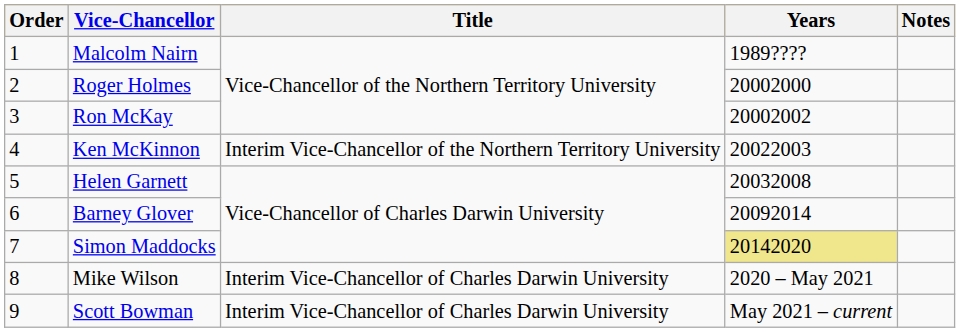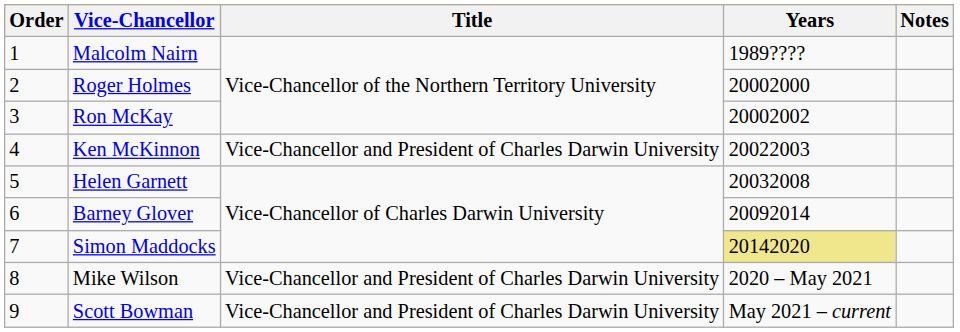(473, 149) Interim Vice-Chancellor of the Northern Territory University -> (472, 149) Vice-Chancellor and President of Charles Darwin University
(447, 278) Interim Vice-Chancellor of Charles Darwin University -> (472, 278) Vice-Chancellor and President of Charles Darwin University
(447, 310) Interim Vice-Chancellor of Charles Darwin University -> (472, 310) Vice-Chancellor and President of Charles Darwin University
